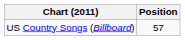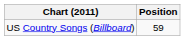(158, 27) 57 -> (158, 27) 59
